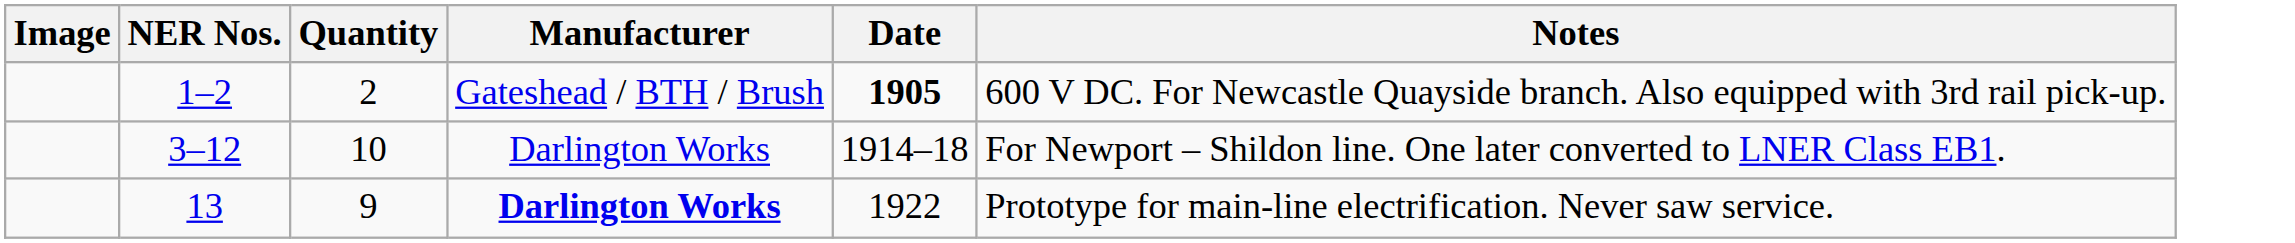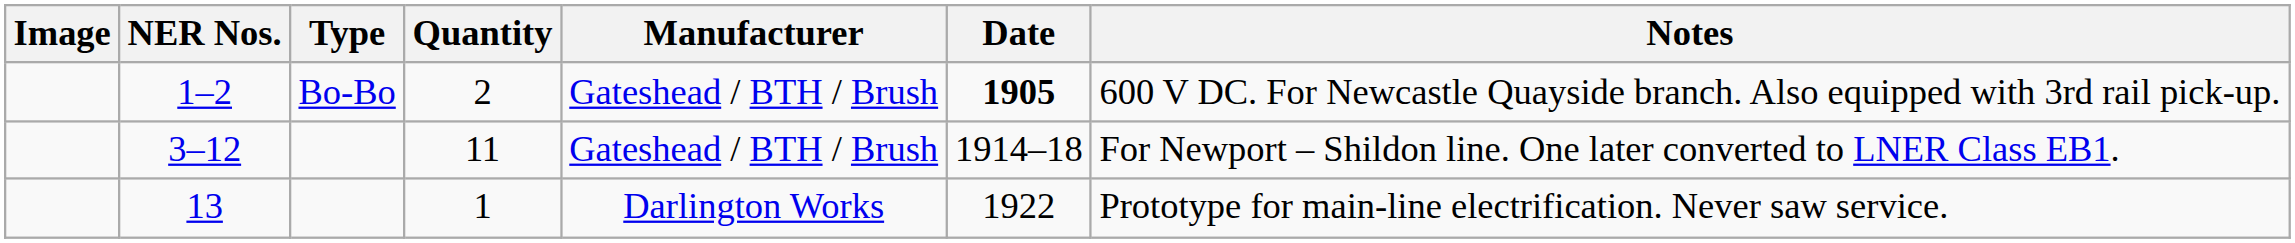+ column: (347, 33)
(368, 149) 10 -> (483, 149) 11
(640, 149) Darlington Works -> (754, 149) Gateshead / BTH / Brush
(368, 206) 9 -> (483, 206) 1
(640, 206) bold -> (754, 206) normal
